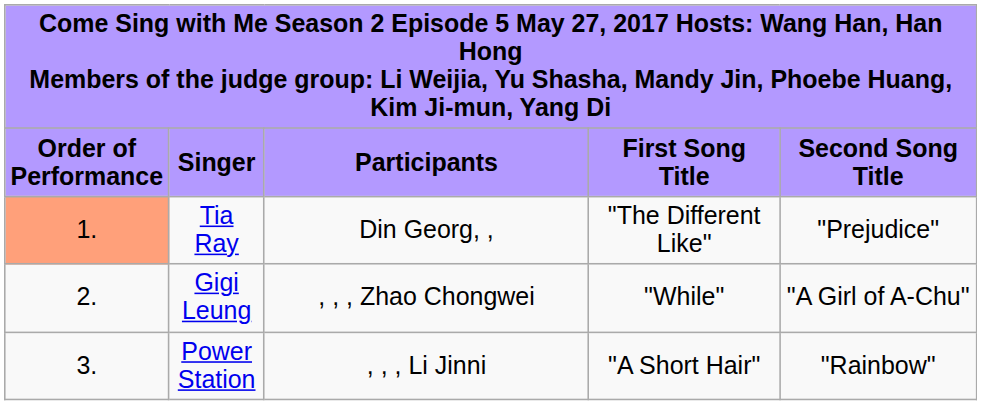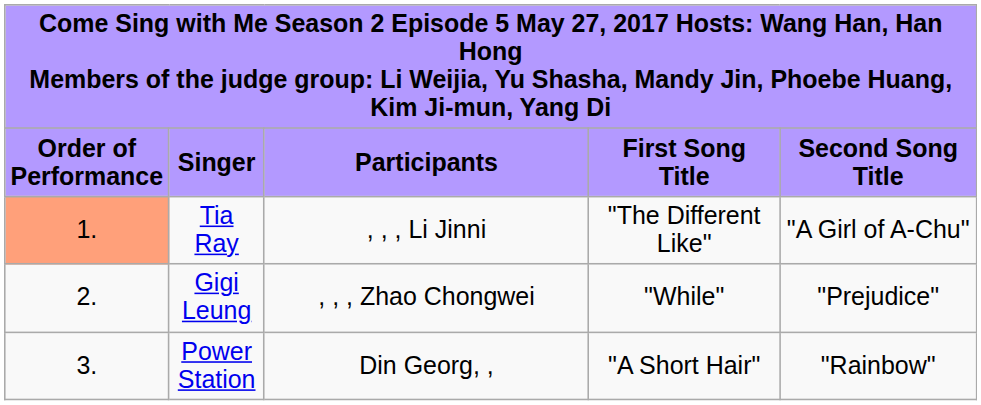(427, 229) Din Georg, , -> (427, 229) , , , Li Jinni
(878, 229) "Prejudice" -> (878, 229) "A Girl of A-Chu"
(878, 297) "A Girl of A-Chu" -> (878, 297) "Prejudice"
(427, 365) , , , Li Jinni -> (427, 365) Din Georg, ,
